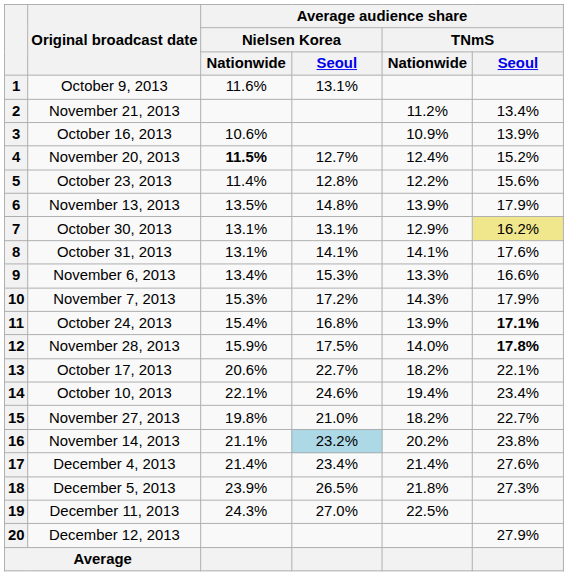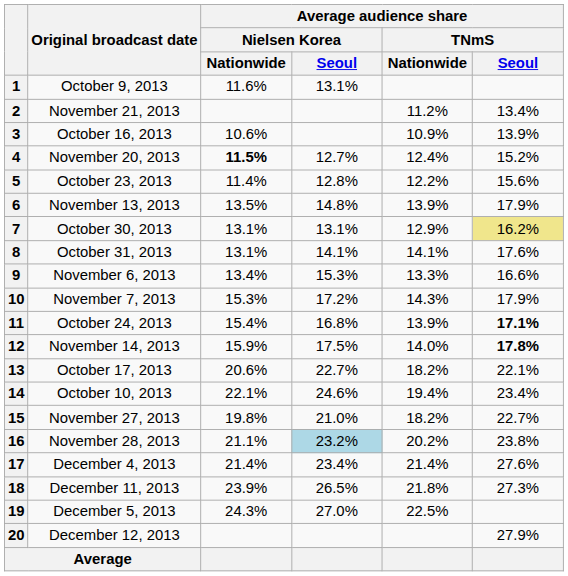(114, 346) November 28, 2013 -> (114, 346) November 14, 2013
(114, 441) November 14, 2013 -> (114, 441) November 28, 2013
(114, 488) December 5, 2013 -> (114, 488) December 11, 2013
(114, 511) December 11, 2013 -> (114, 511) December 5, 2013
